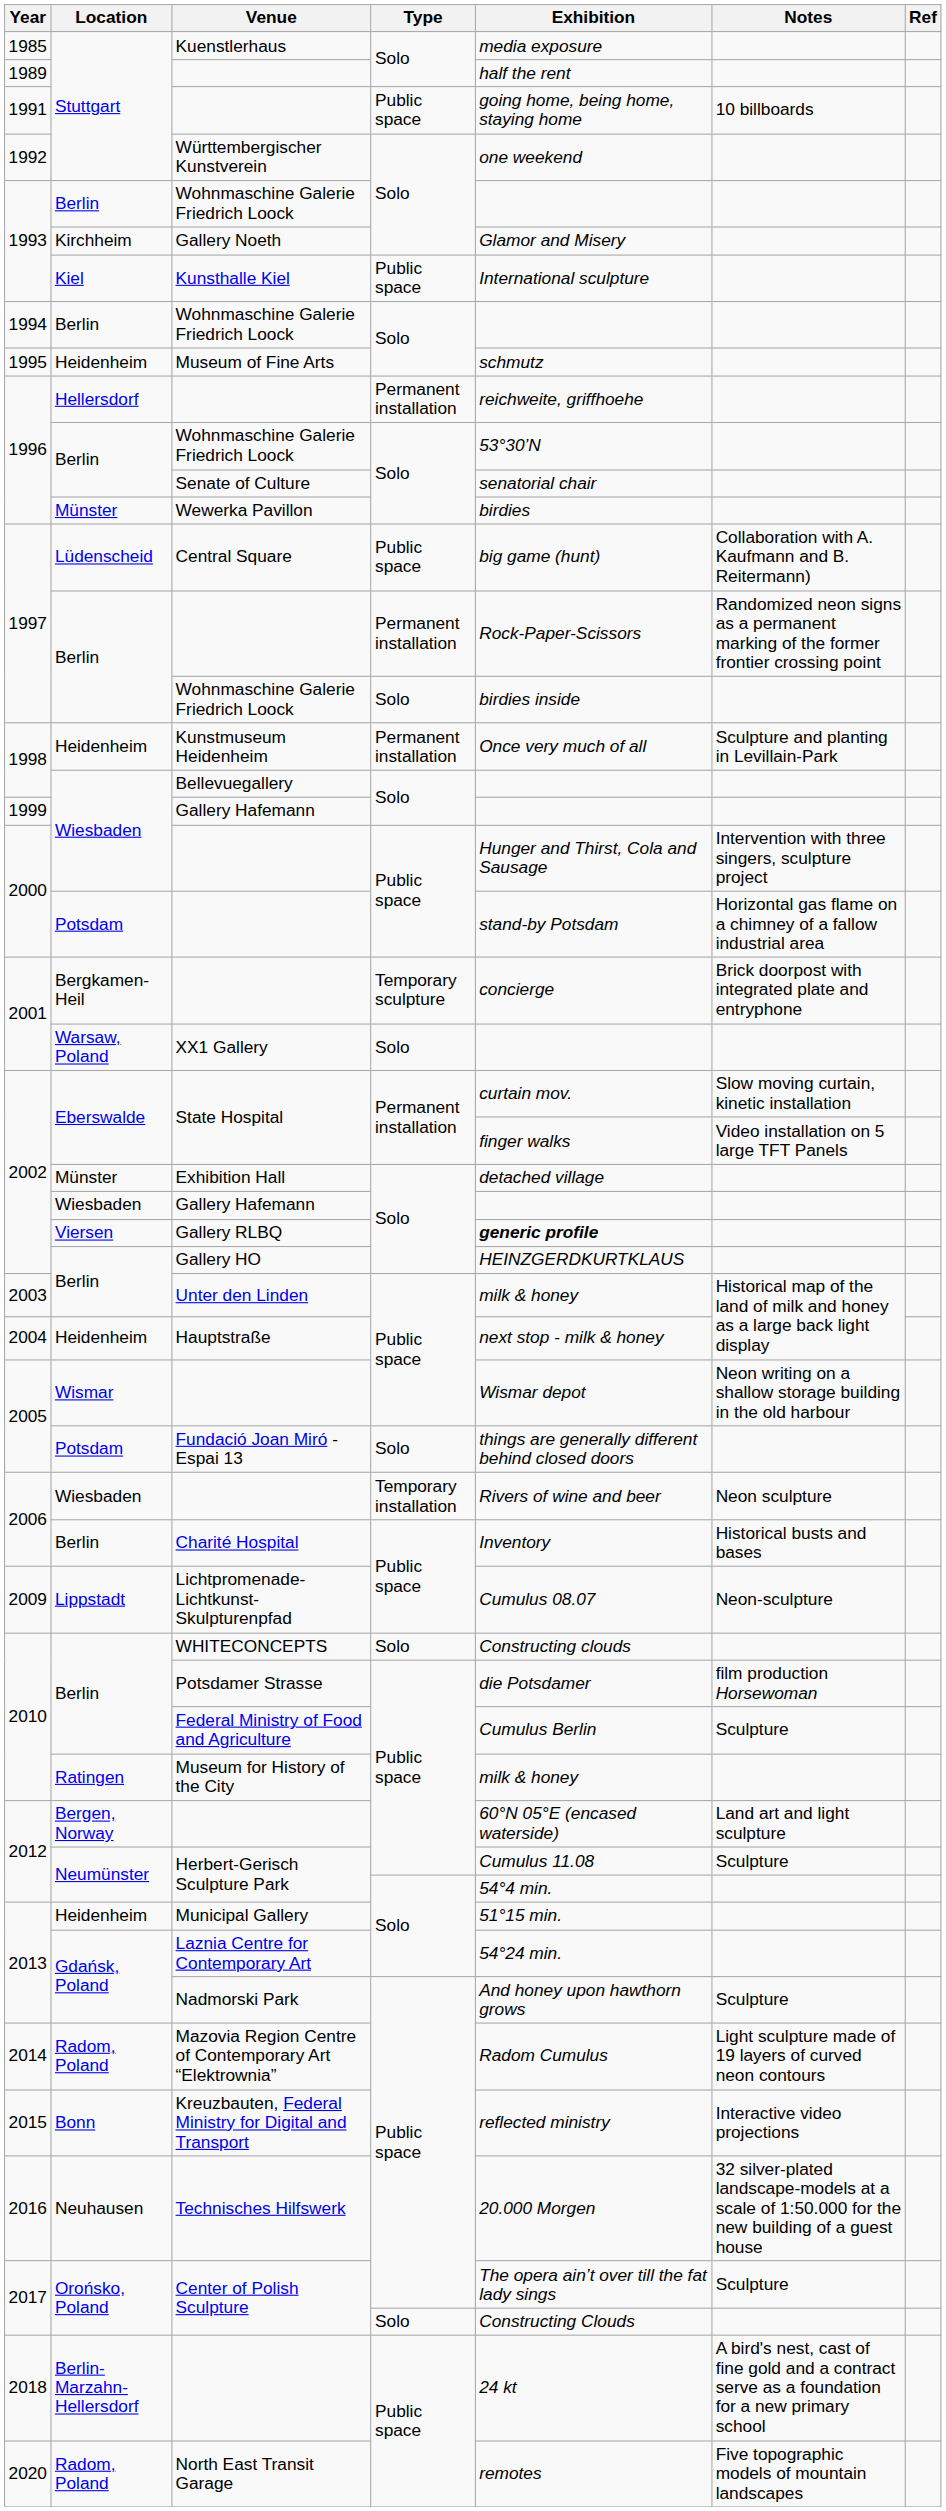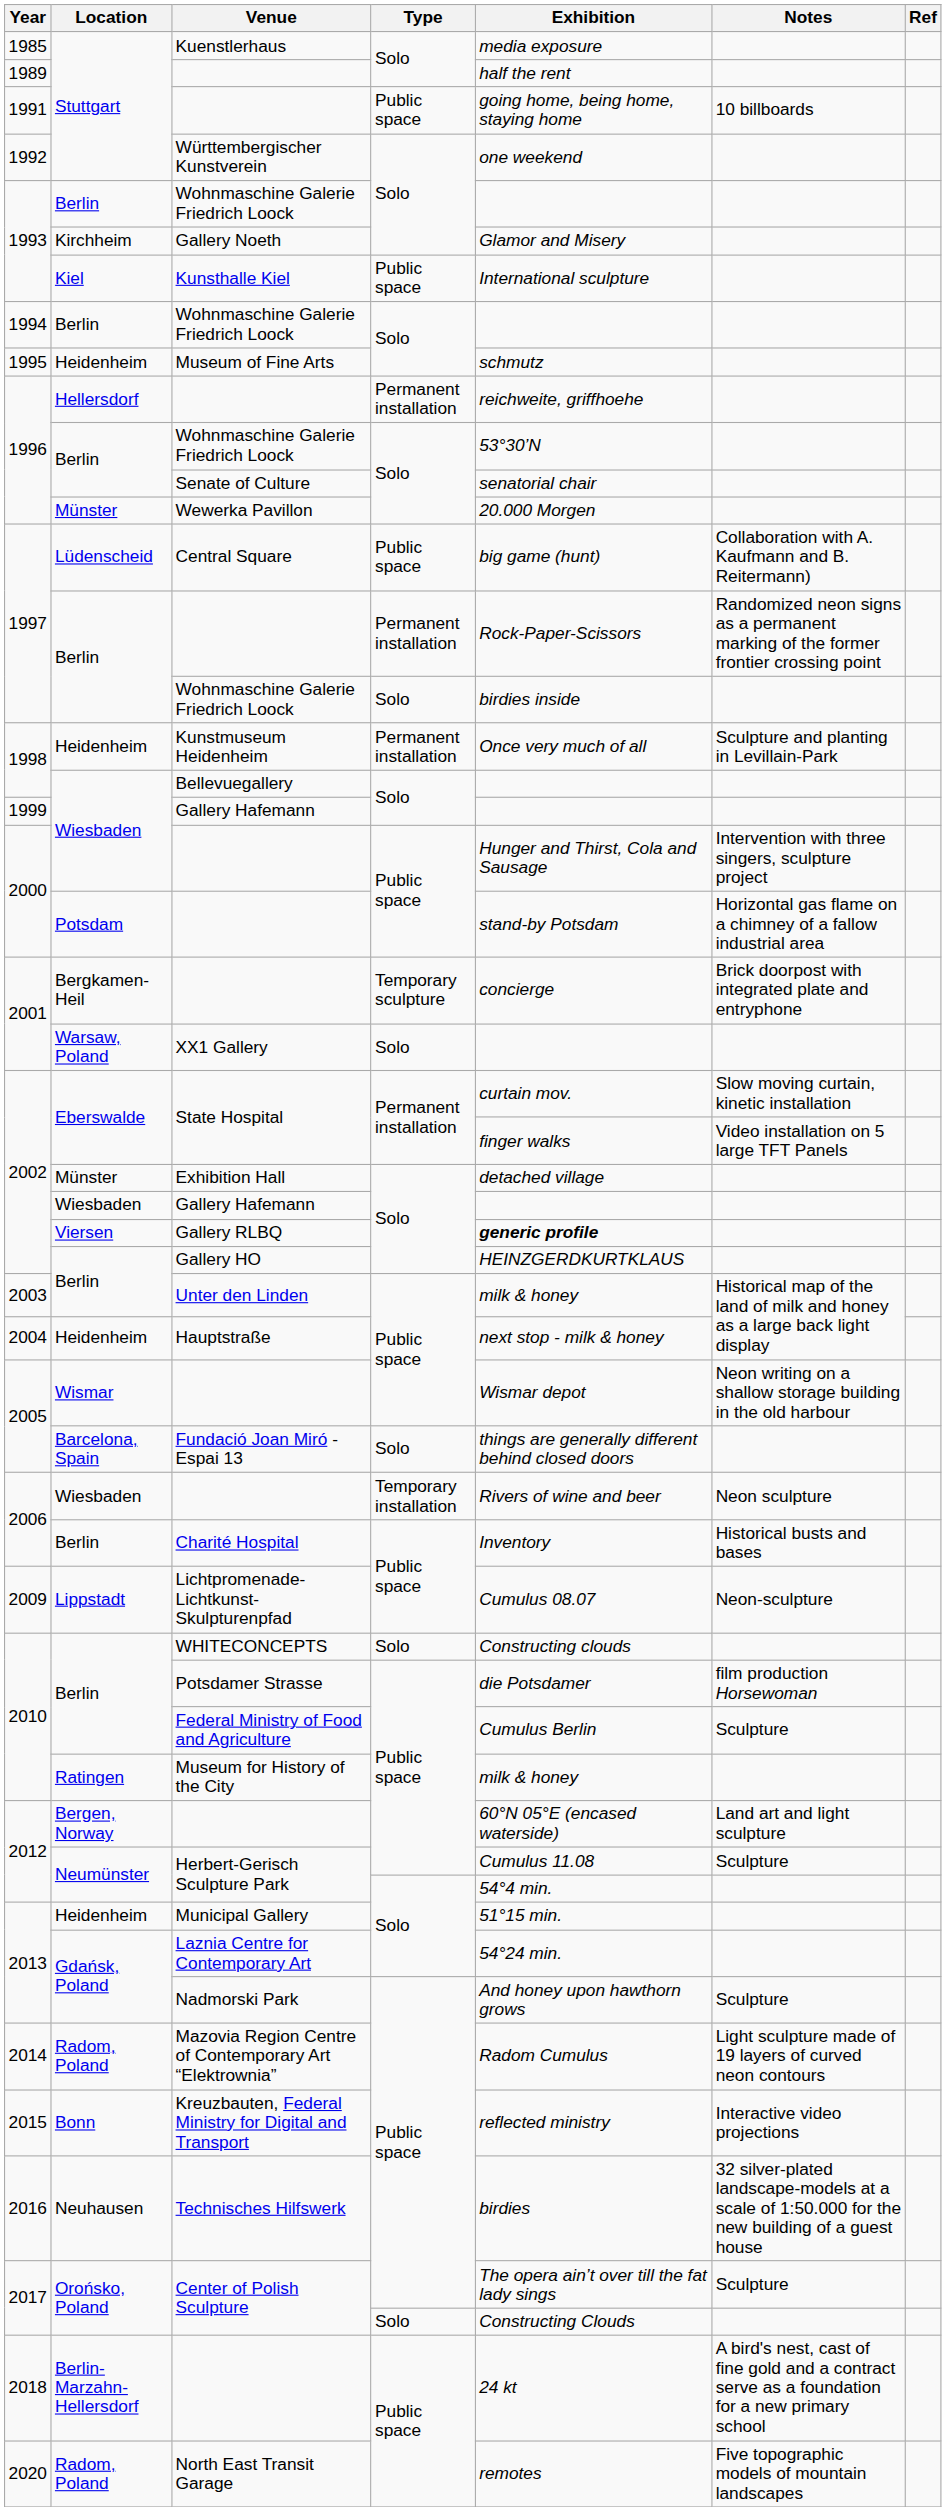(505, 510) birdies -> (537, 510) 20.000 Morgen
(89, 1449) Potsdam -> (96, 1449) Barcelona, Spain
(537, 2208) 20.000 Morgen -> (505, 2208) birdies
